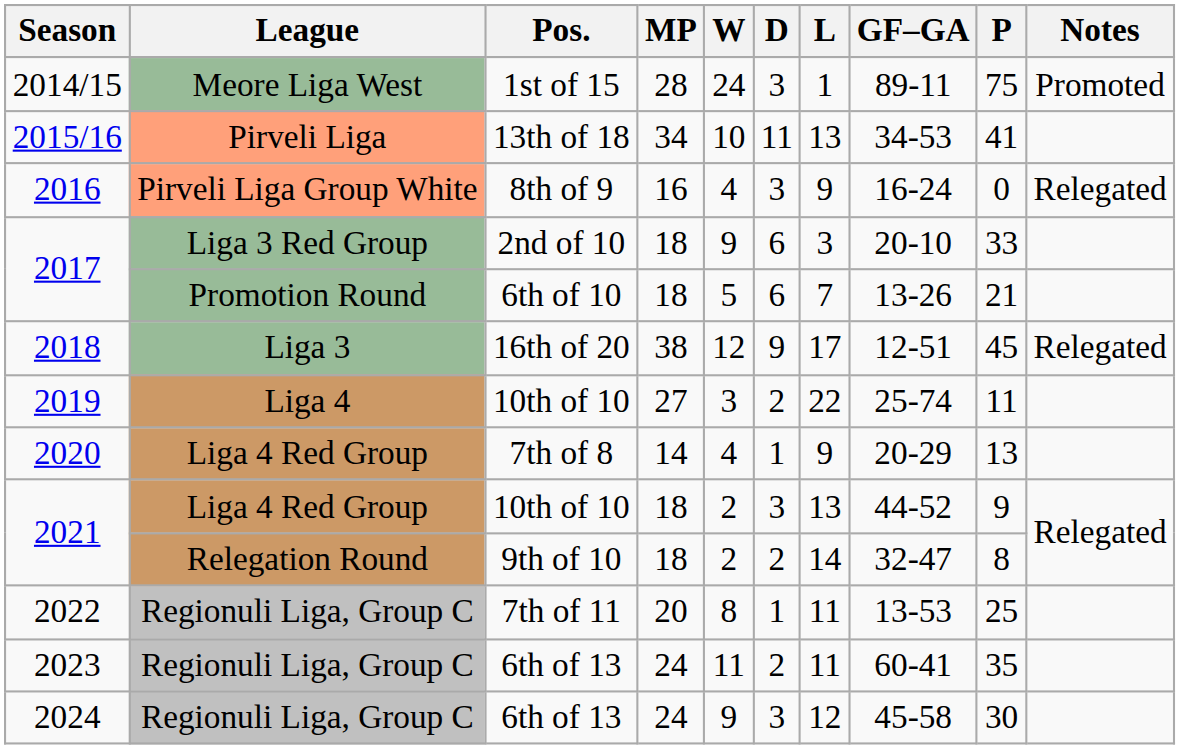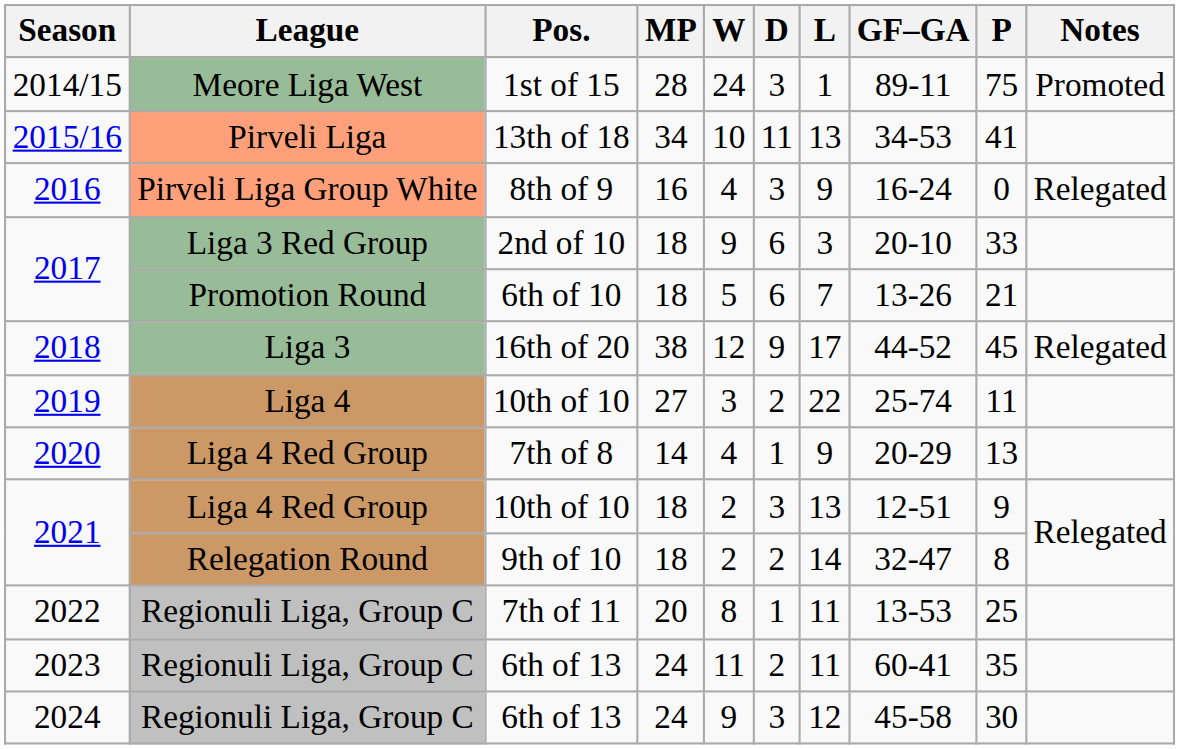(913, 347) 12-51 -> (913, 347) 44-52
(913, 505) 44-52 -> (913, 505) 12-51
